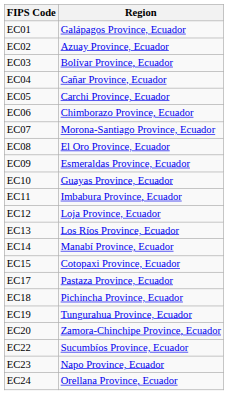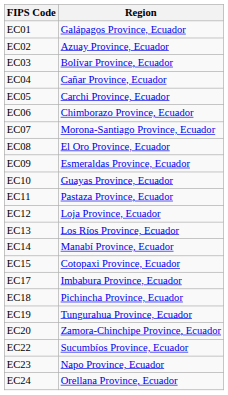(121, 197) Imbabura Province, Ecuador -> (117, 197) Pastaza Province, Ecuador
(117, 280) Pastaza Province, Ecuador -> (121, 280) Imbabura Province, Ecuador
